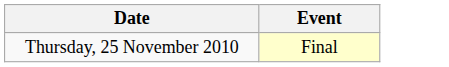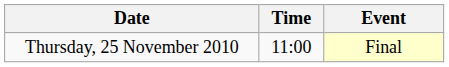+ column: (291, 18)
